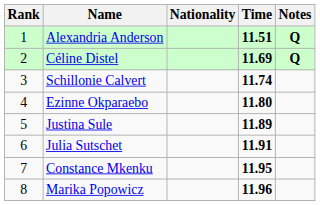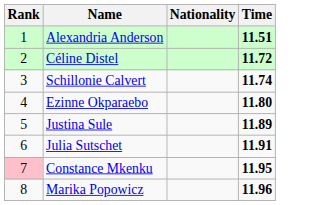- column: (295, 15)
(257, 59) 11.69 -> (257, 59) 11.72
(24, 168) no background -> (24, 168) pink background
